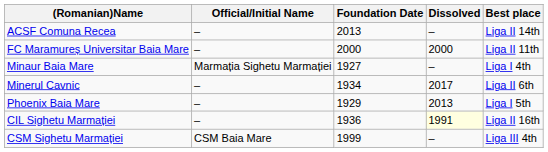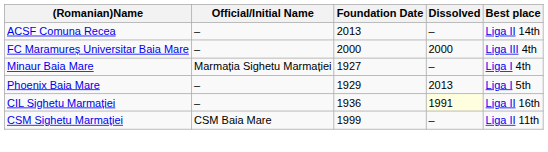(512, 49) Liga II 11th -> (511, 49) Liga III 4th
- row: (43, 85)
(511, 138) Liga III 4th -> (512, 120) Liga II 11th
